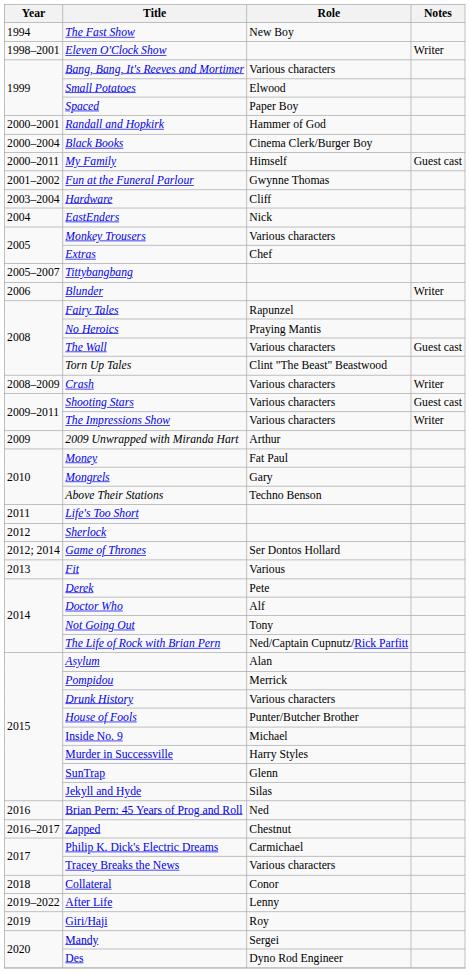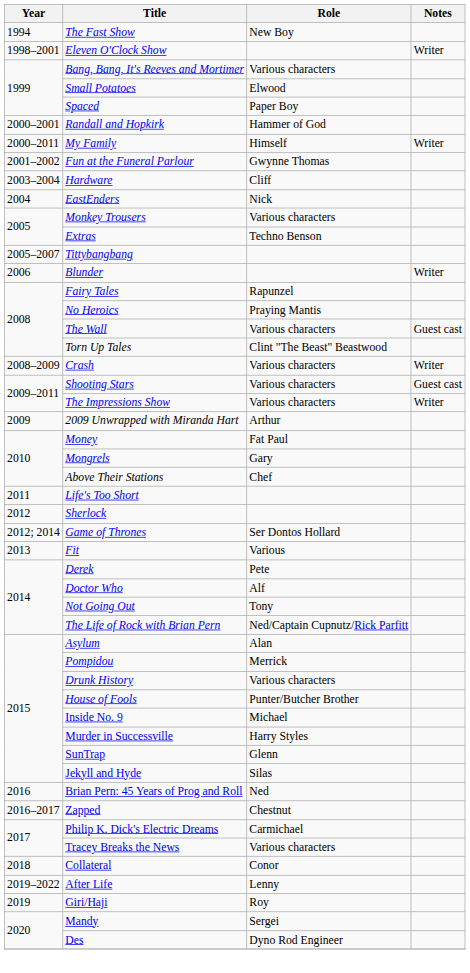- row: (94, 143)
(438, 161) Guest cast -> (429, 143) Writer
(261, 254) Chef -> (285, 236) Techno Benson
(285, 495) Techno Benson -> (261, 476) Chef
